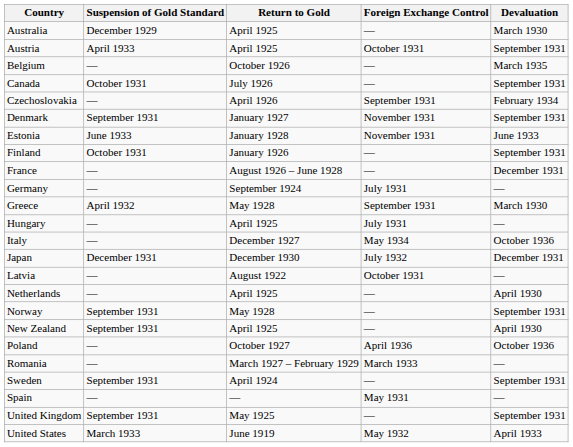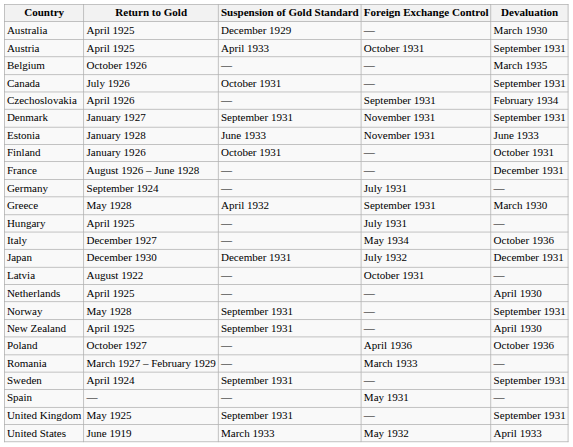columns swapped: (294, 13) <-> (155, 13)
(530, 153) September 1931 -> (524, 153) October 1931
